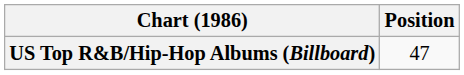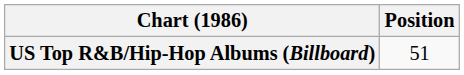(420, 52) 47 -> (420, 52) 51
